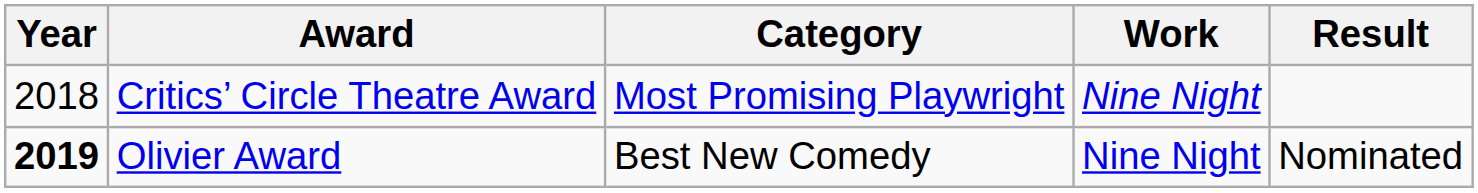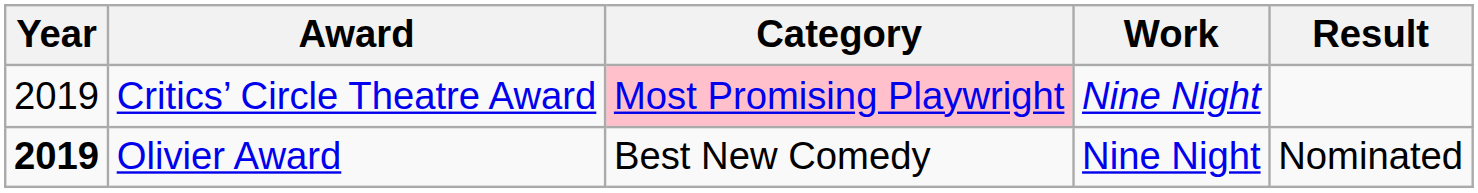(57, 95) 2018 -> (57, 95) 2019
(839, 95) no background -> (839, 95) pink background
